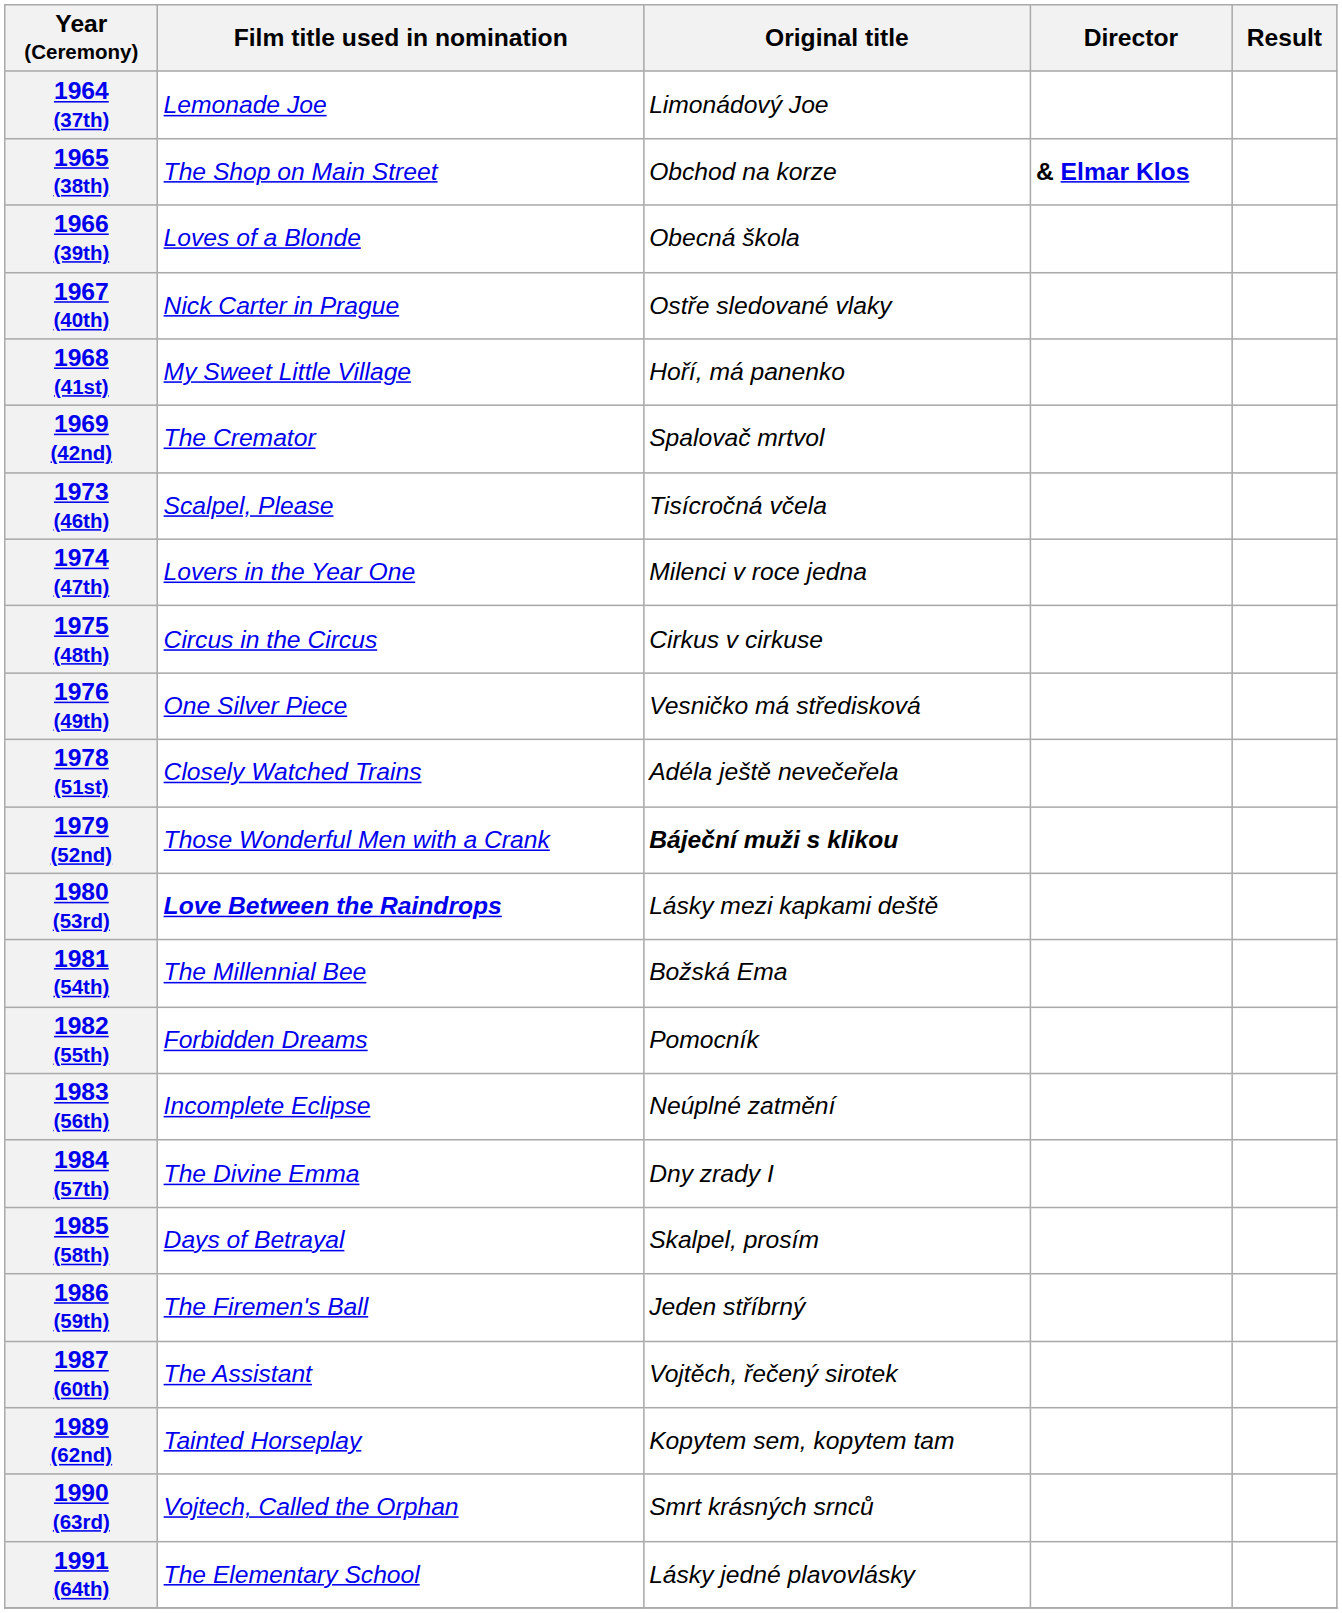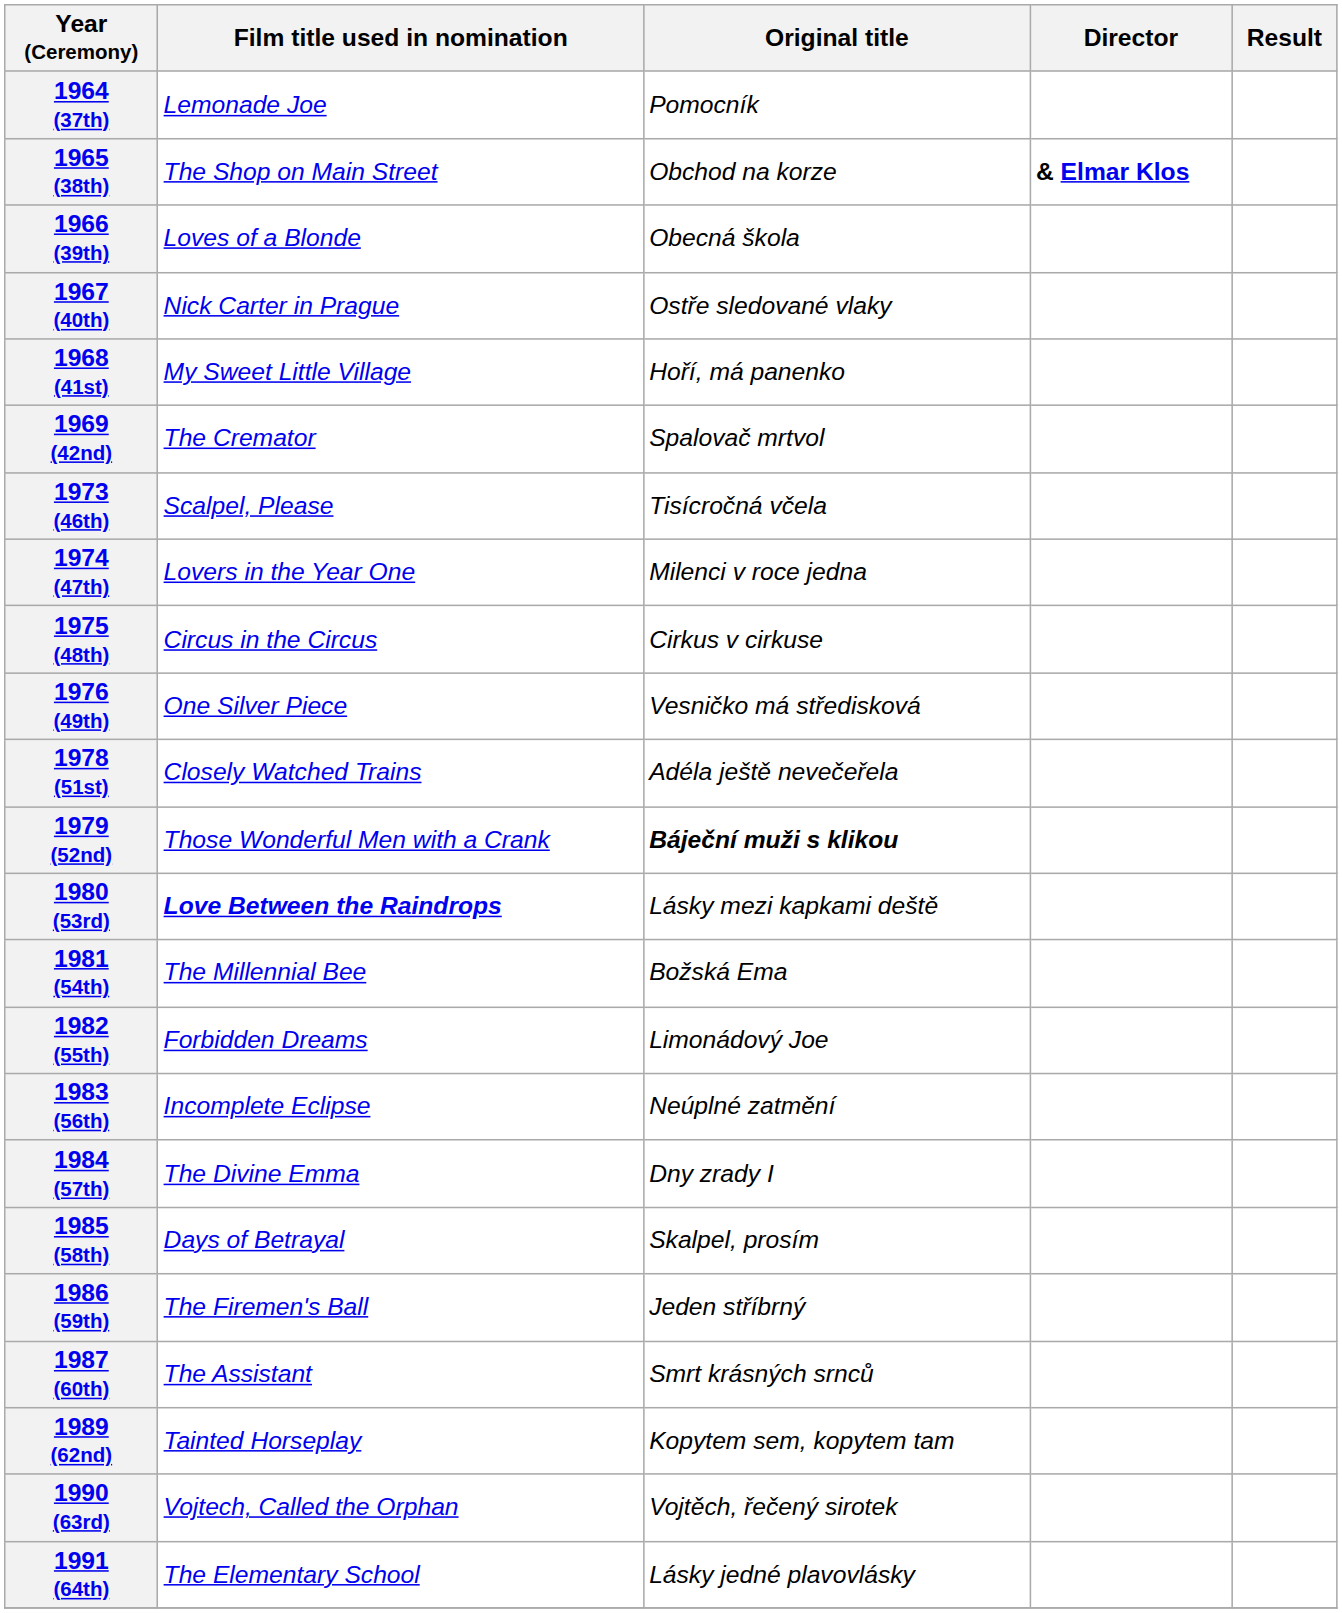(739, 104) Limonádový Joe -> (704, 104) Pomocník
(704, 1039) Pomocník -> (739, 1039) Limonádový Joe
(773, 1373) Vojtěch, řečený sirotek -> (761, 1373) Smrt krásných srnců
(761, 1507) Smrt krásných srnců -> (773, 1507) Vojtěch, řečený sirotek
